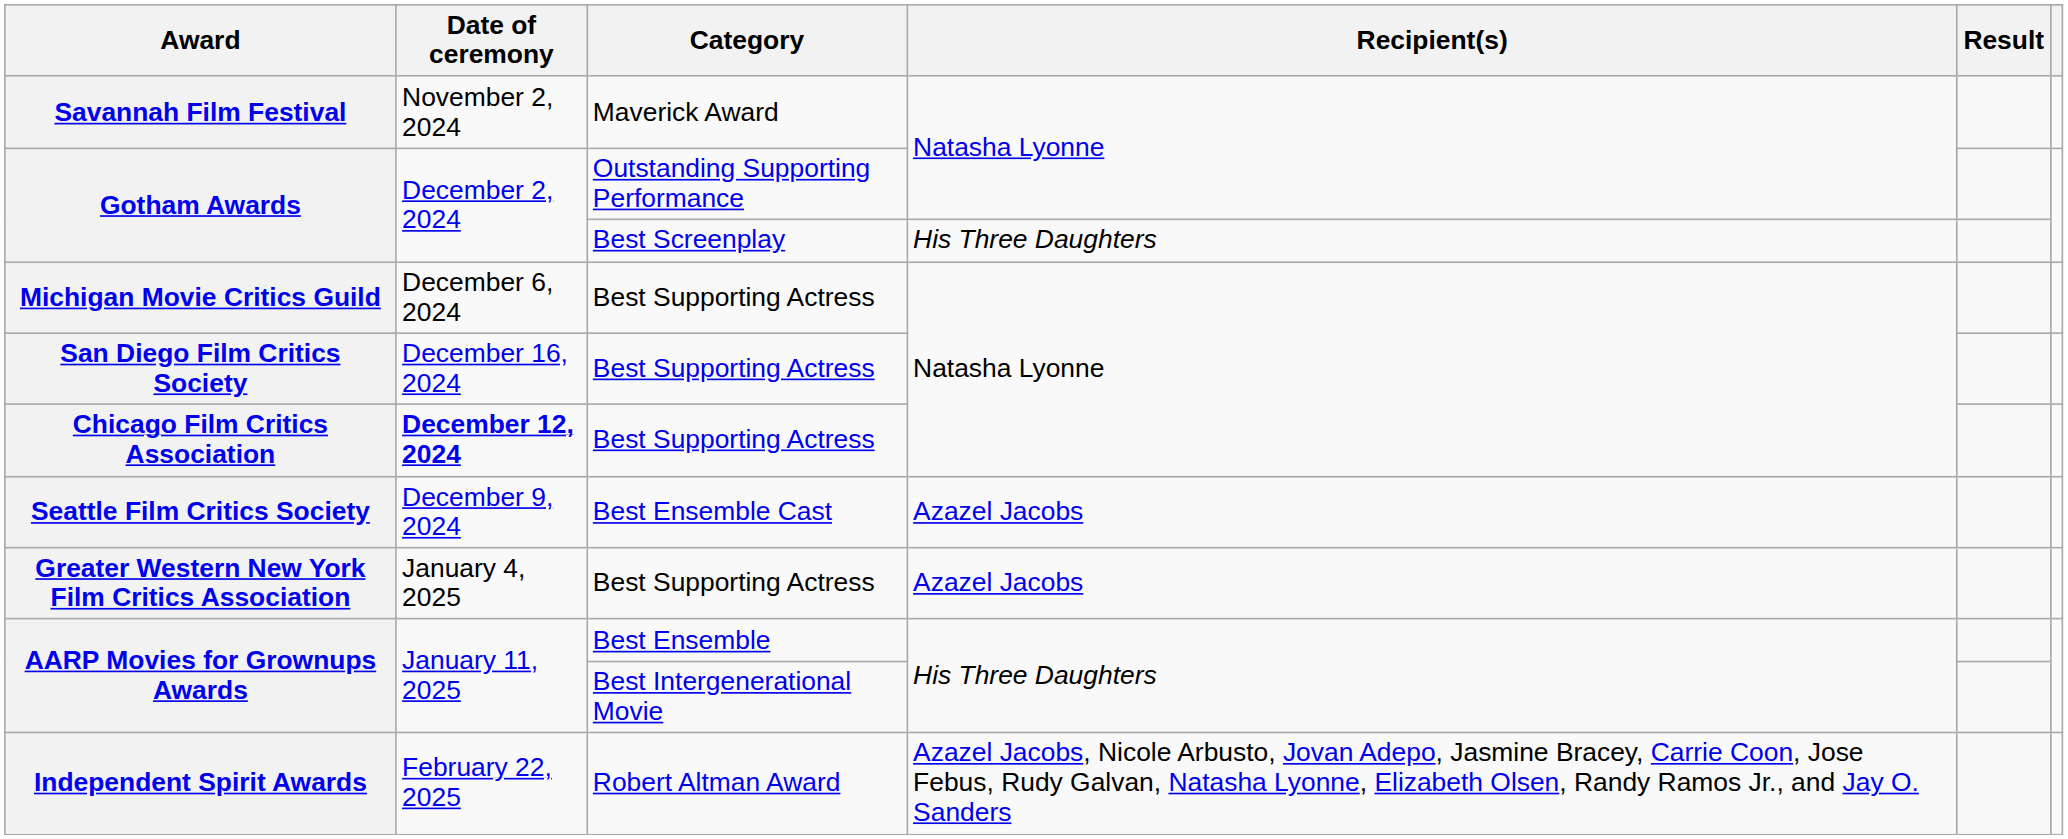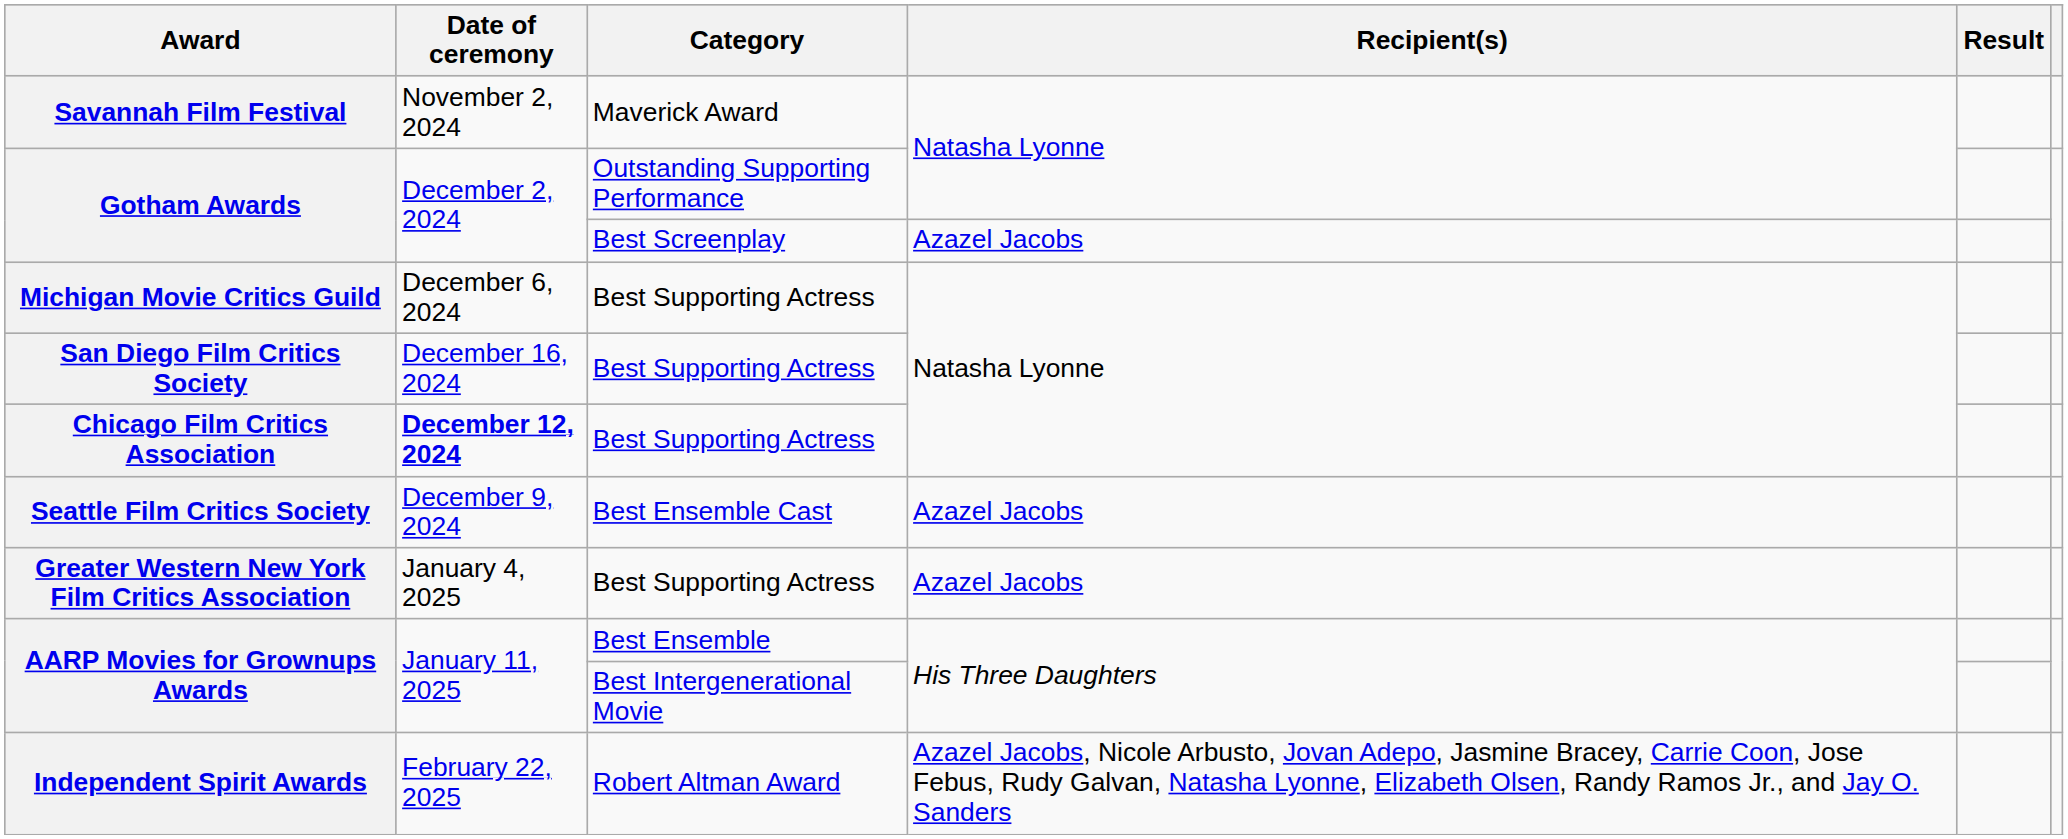(1035, 240) His Three Daughters -> (998, 240) Azazel Jacobs
